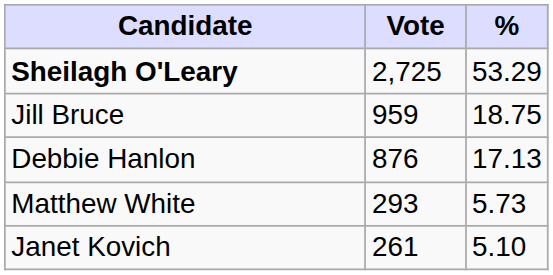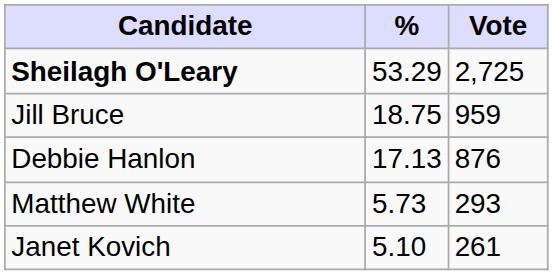columns swapped: (416, 26) <-> (507, 26)
